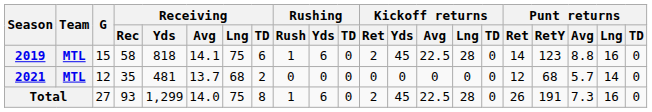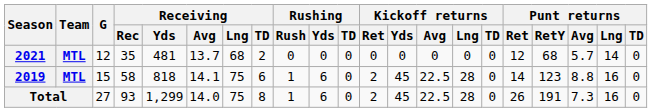rows swapped: (30, 56) <-> (30, 76)
